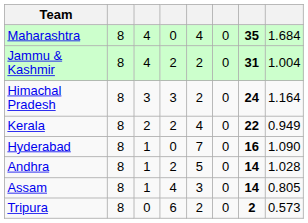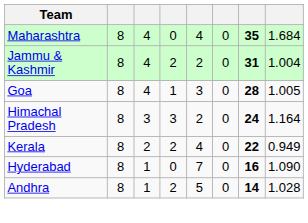+ row: (20, 91)
- row: (27, 187)
- row: (28, 208)
